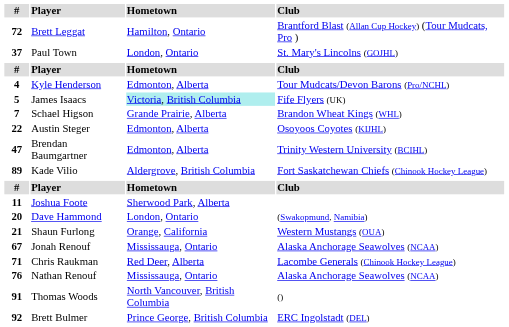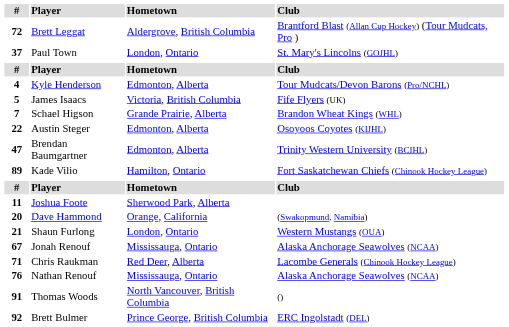(166, 31) Hamilton, Ontario -> (191, 31) Aldergrove, British Columbia
(184, 99) paleturquoise background -> (184, 99) no background
(191, 170) Aldergrove, British Columbia -> (166, 170) Hamilton, Ontario
(163, 217) London, Ontario -> (167, 217) Orange, California
(167, 231) Orange, California -> (163, 231) London, Ontario
